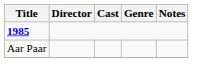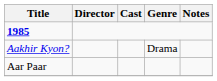+ row: (38, 48)
